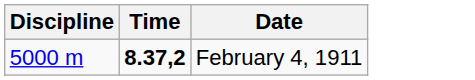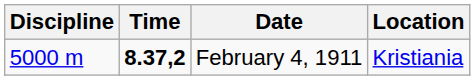+ column: (419, 22)
